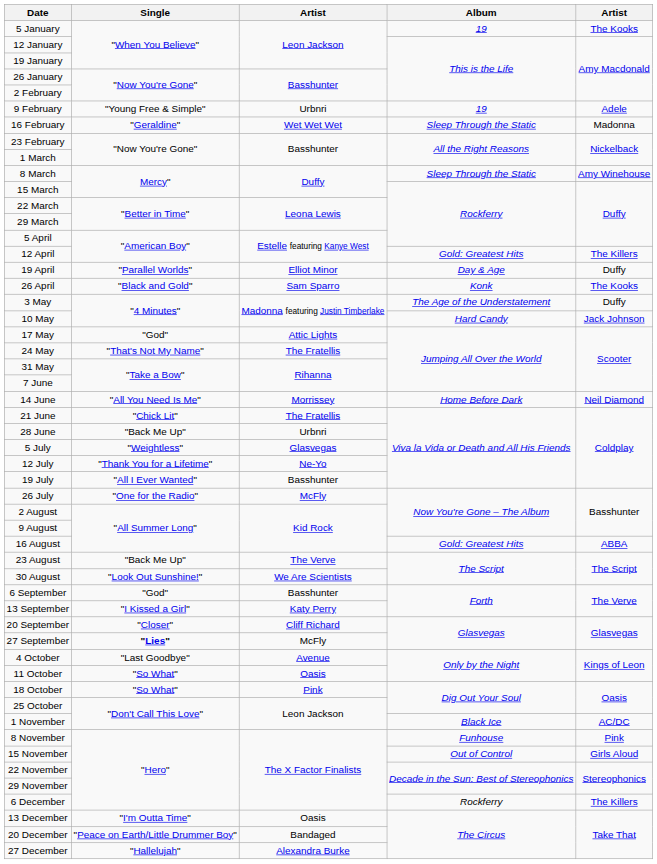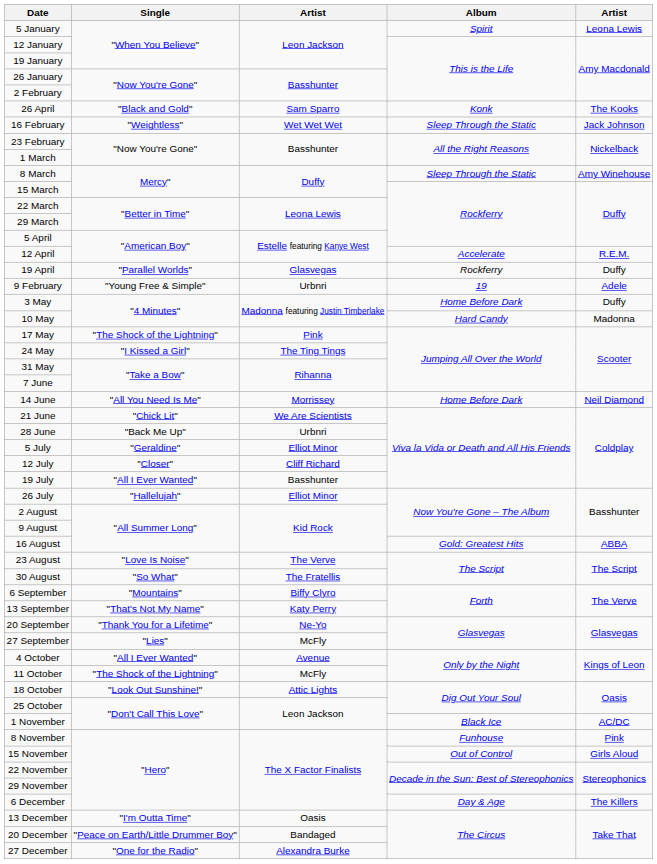(481, 28) 19 -> (481, 28) Spirit
(614, 28) The Kooks -> (614, 28) Leona Lewis
rows swapped: (38, 108) <-> (38, 286)
(155, 124) "Geraldine" -> (155, 124) "Weightless"
(614, 124) Madonna -> (614, 124) Jack Johnson
(481, 253) Gold: Greatest Hits -> (481, 253) Accelerate
(614, 253) The Killers -> (614, 253) R.E.M.
(313, 269) Elliot Minor -> (313, 269) Glasvegas
(481, 269) Day & Age -> (481, 269) Rockferry
(481, 302) The Age of the Understatement -> (481, 302) Home Before Dark
(614, 318) Jack Johnson -> (614, 318) Madonna
(155, 334) "God" -> (155, 334) "The Shock of the Lightning"
(313, 334) Attic Lights -> (313, 334) Pink
(155, 350) "That's Not My Name" -> (155, 350) "I Kissed a Girl"
(313, 350) The Fratellis -> (313, 350) The Ting Tings
(313, 415) The Fratellis -> (313, 415) We Are Scientists
(155, 447) "Weightless" -> (155, 447) "Geraldine"
(313, 447) Glasvegas -> (313, 447) Elliot Minor
(155, 463) "Thank You for a Lifetime" -> (155, 463) "Closer"
(313, 463) Ne-Yo -> (313, 463) Cliff Richard
(155, 495) "One for the Radio" -> (155, 495) "Hallelujah"
(313, 495) McFly -> (313, 495) Elliot Minor
(155, 560) "Back Me Up" -> (155, 560) "Love Is Noise"
(155, 576) "Look Out Sunshine!" -> (155, 576) "So What"
(313, 576) We Are Scientists -> (313, 576) The Fratellis
(155, 592) "God" -> (155, 592) "Mountains"
(313, 592) Basshunter -> (313, 592) Biffy Clyro
(155, 608) "I Kissed a Girl" -> (155, 608) "That's Not My Name"
(155, 624) "Closer" -> (155, 624) "Thank You for a Lifetime"
(313, 624) Cliff Richard -> (313, 624) Ne-Yo
(155, 640) bold -> (155, 640) normal
(155, 656) "Last Goodbye" -> (155, 656) "All I Ever Wanted"
(155, 672) "So What" -> (155, 672) "The Shock of the Lightning"
(313, 672) Oasis -> (313, 672) McFly
(155, 689) "So What" -> (155, 689) "Look Out Sunshine!"
(313, 689) Pink -> (313, 689) Attic Lights
(481, 801) Rockferry -> (481, 801) Day & Age
(155, 850) "Hallelujah" -> (155, 850) "One for the Radio"
